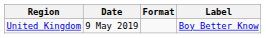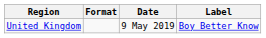columns swapped: (112, 12) <-> (159, 12)
